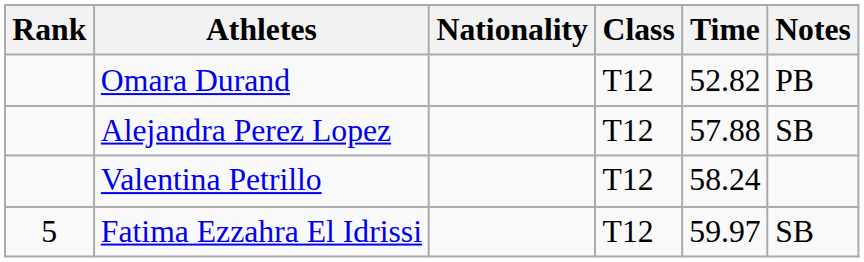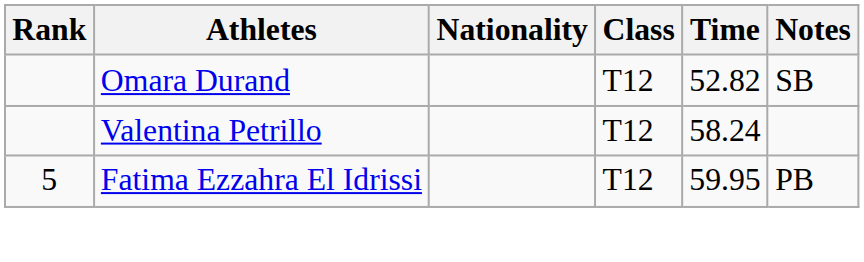(795, 79) PB -> (795, 79) SB
- row: (246, 130)
(725, 230) 59.97 -> (725, 180) 59.95
(795, 230) SB -> (795, 180) PB
